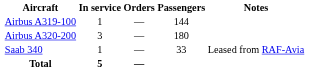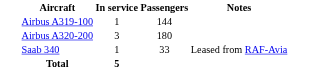- column: (139, 7)
